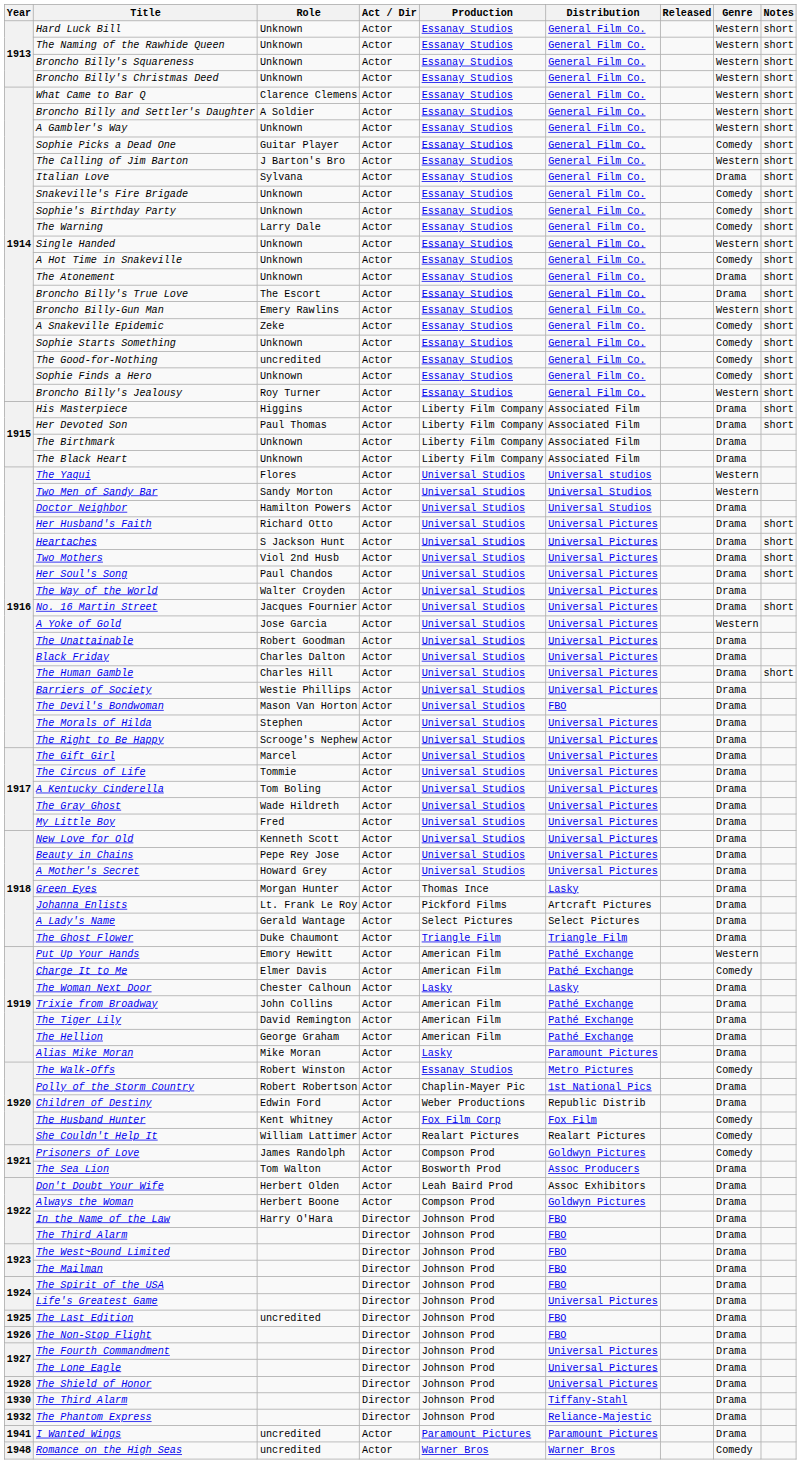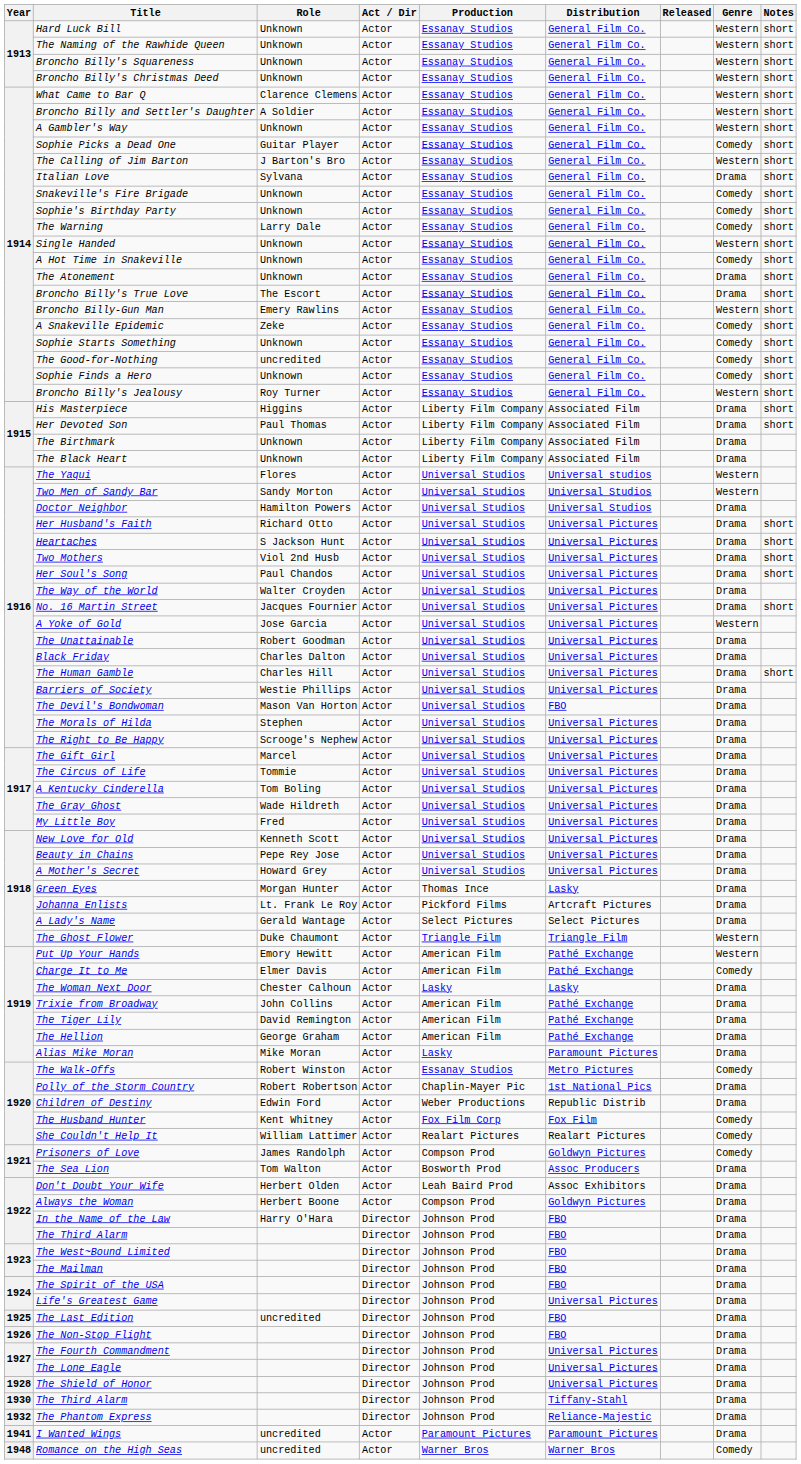(731, 938) Drama -> (737, 938) Western
